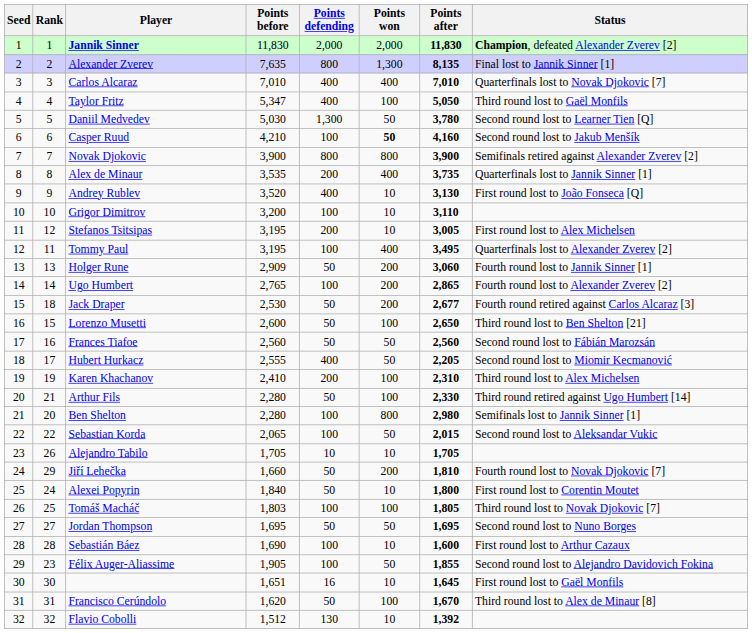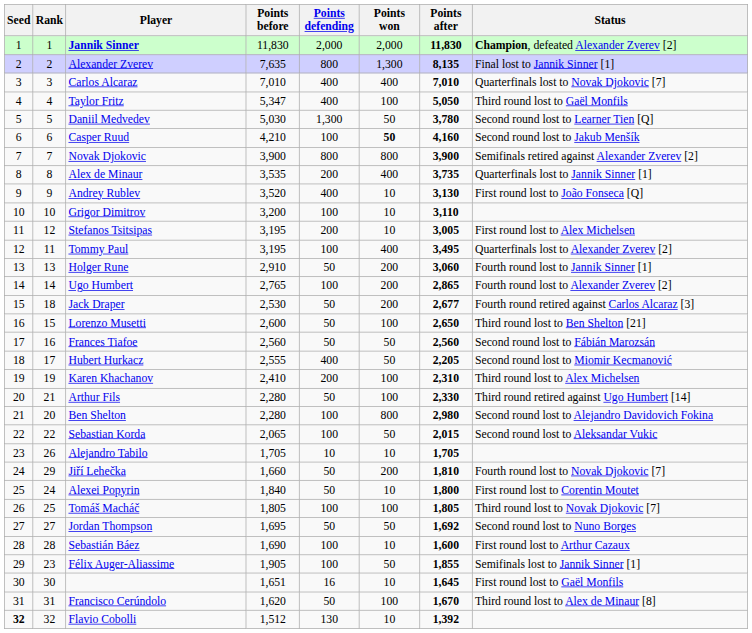(273, 267) 2,909 -> (273, 267) 2,910
(558, 415) Semifinals lost to Jannik Sinner [1] -> (594, 415) Second round lost to Alejandro Davidovich Fokina
(273, 508) 1,803 -> (273, 508) 1,805
(446, 527) 1,695 -> (446, 527) 1,692
(594, 564) Second round lost to Alejandro Davidovich Fokina -> (558, 564) Semifinals lost to Jannik Sinner [1]
(19, 619) normal -> (19, 619) bold
